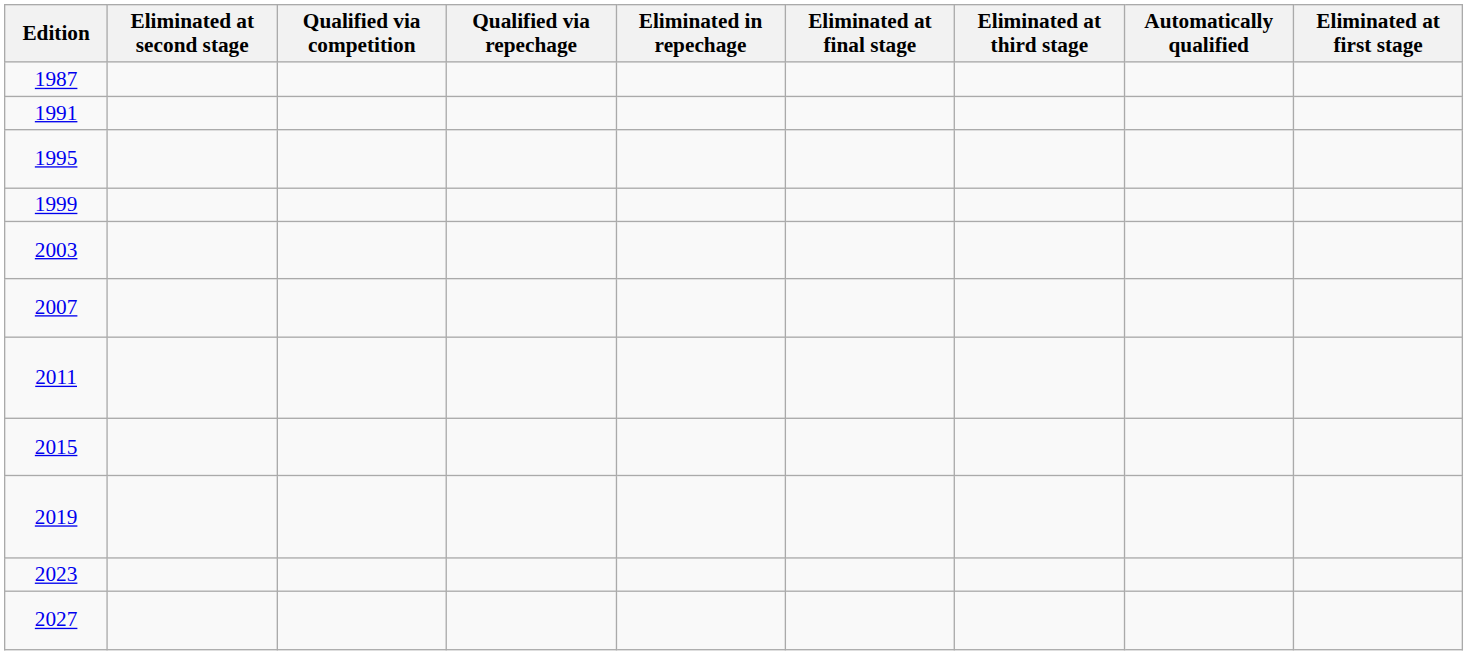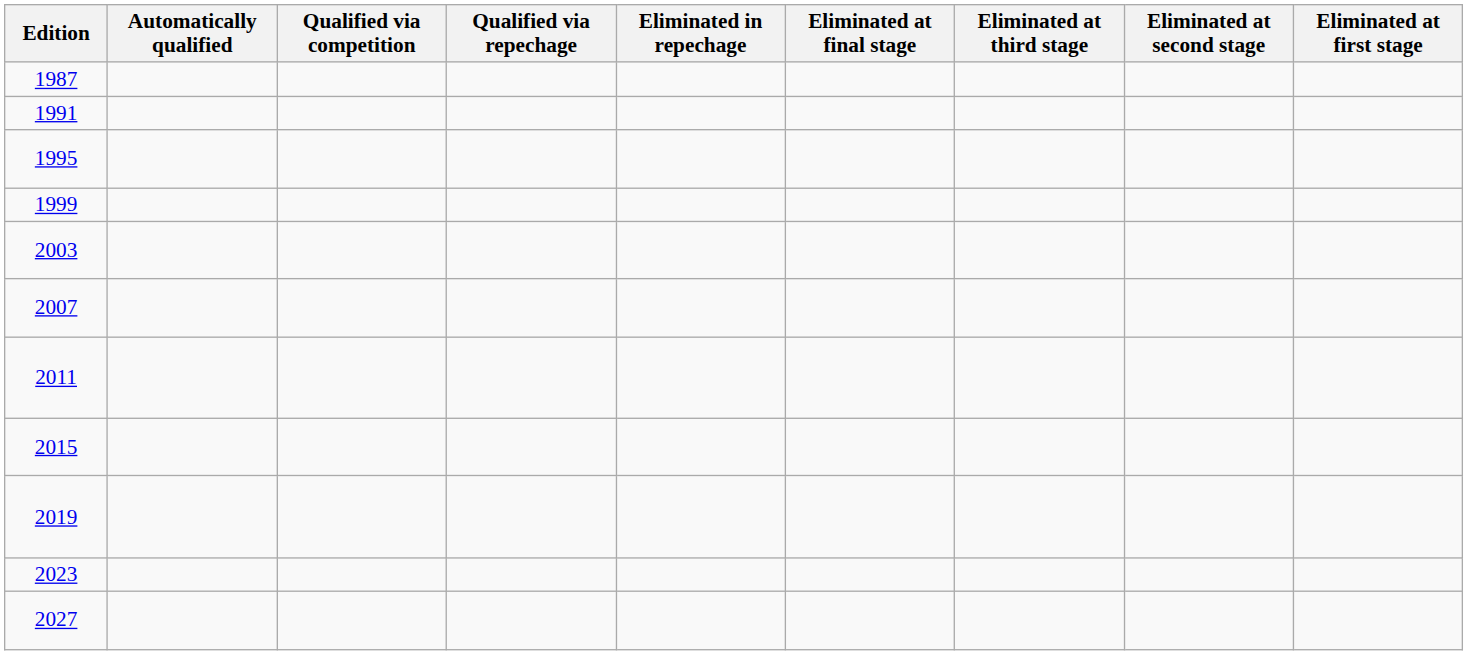columns swapped: (1209, 33) <-> (192, 33)
